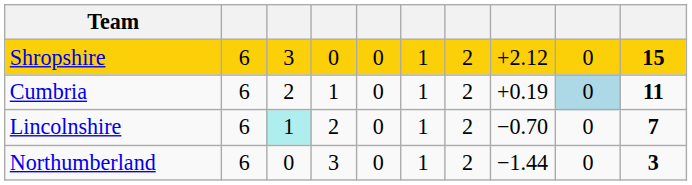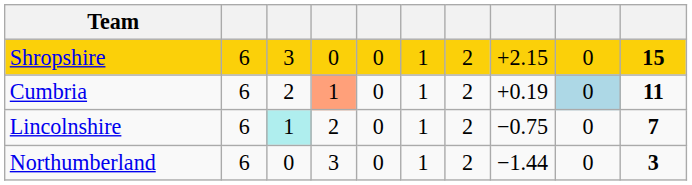(523, 57) +2.12 -> (523, 57) +2.15
(334, 92) no background -> (334, 92) lightsalmon background
(523, 127) −0.70 -> (523, 127) −0.75
